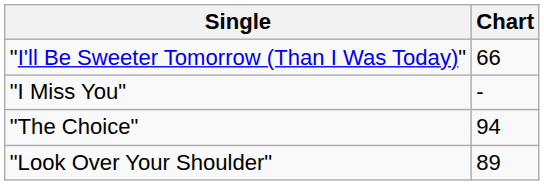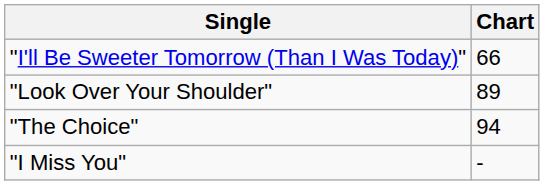rows swapped: (141, 162) <-> (68, 92)
